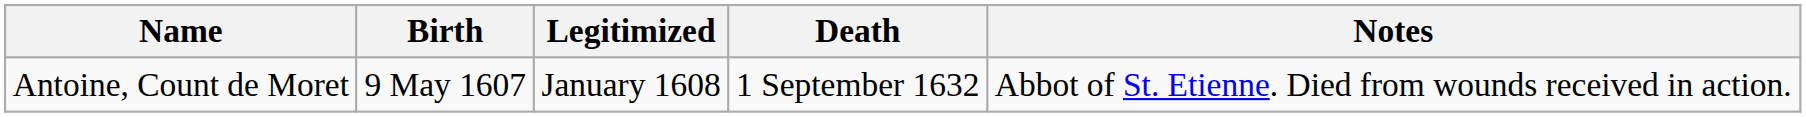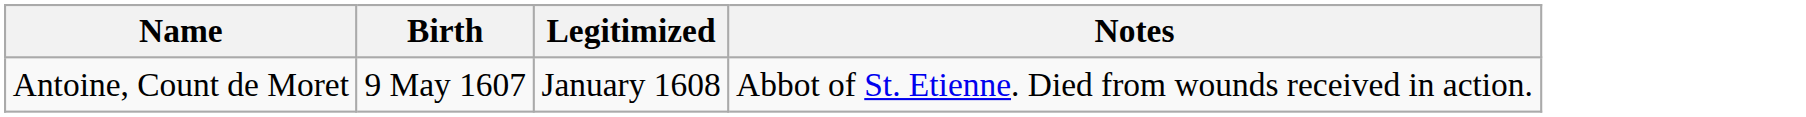- column: (858, 31)
